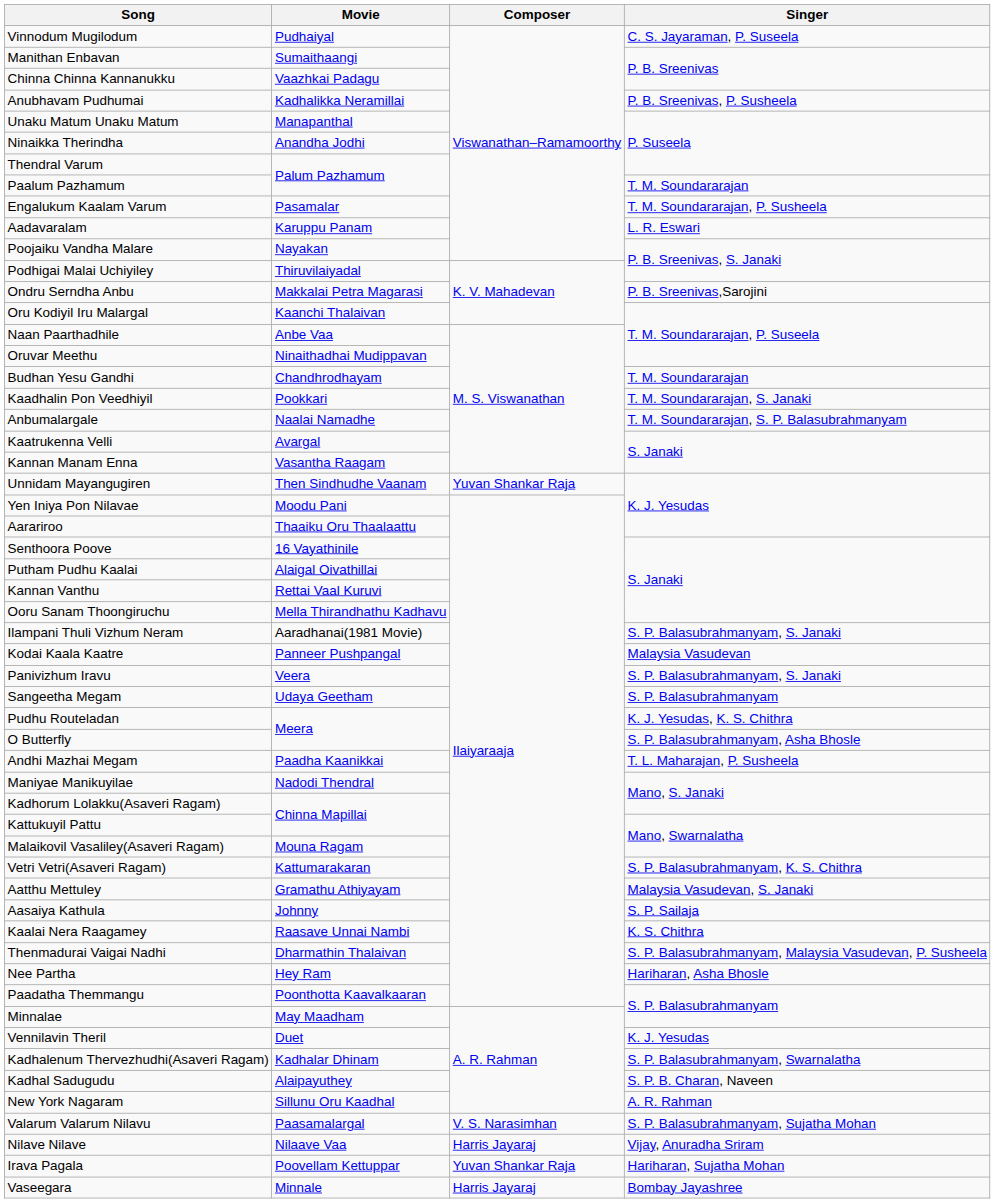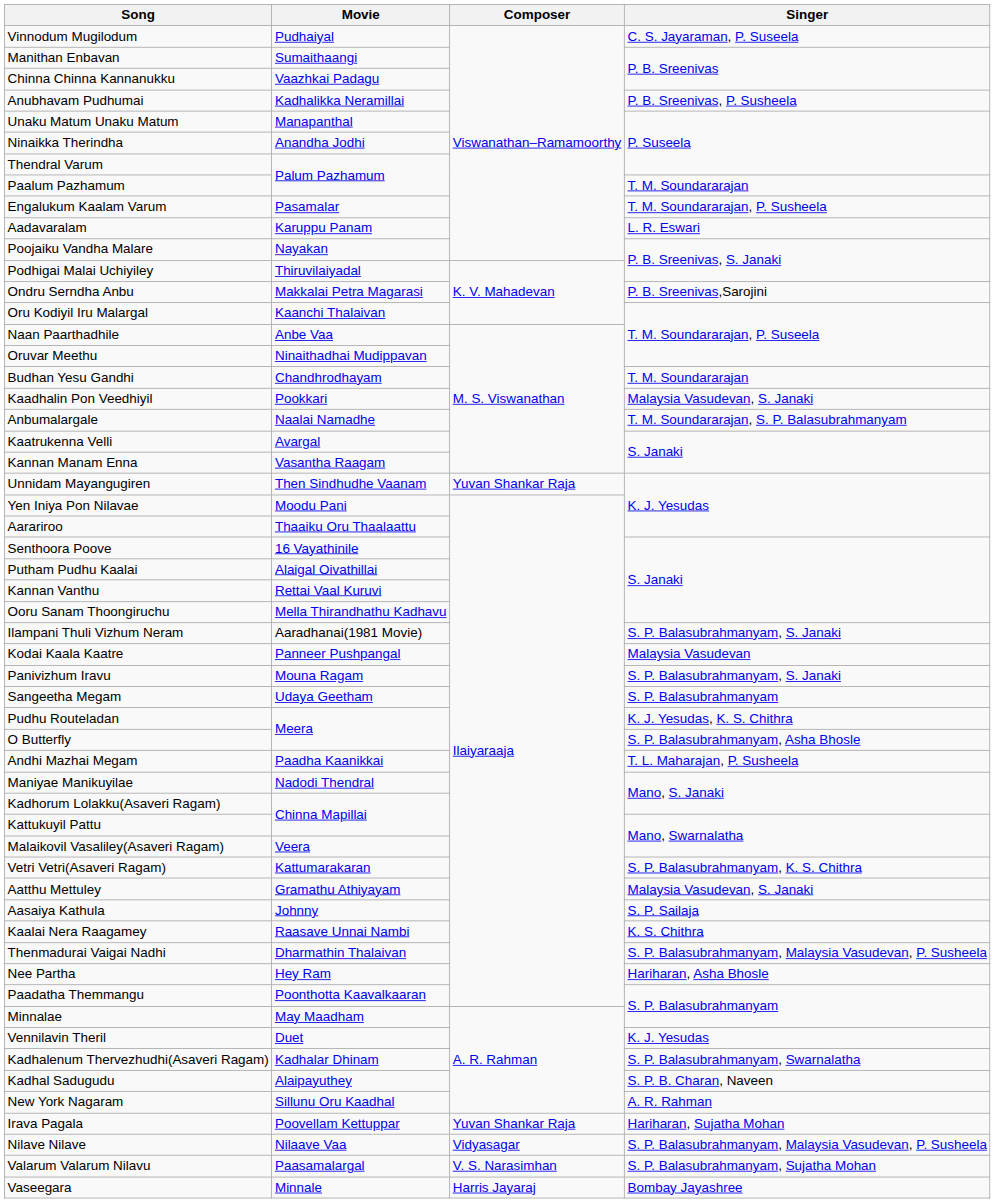(719, 398) T. M. Soundararajan, S. Janaki -> (720, 398) Malaysia Vasudevan, S. Janaki
(293, 675) Veera -> (319, 675) Mouna Ragam
(319, 846) Mouna Ragam -> (293, 846) Veera
rows swapped: (79, 1123) <-> (45, 1166)
(494, 1144) Harris Jayaraj -> (486, 1144) Vidyasagar
(696, 1144) Vijay, Anuradha Sriram -> (807, 1144) S. P. Balasubrahmanyam, Malaysia Vasudevan, P. Susheela
